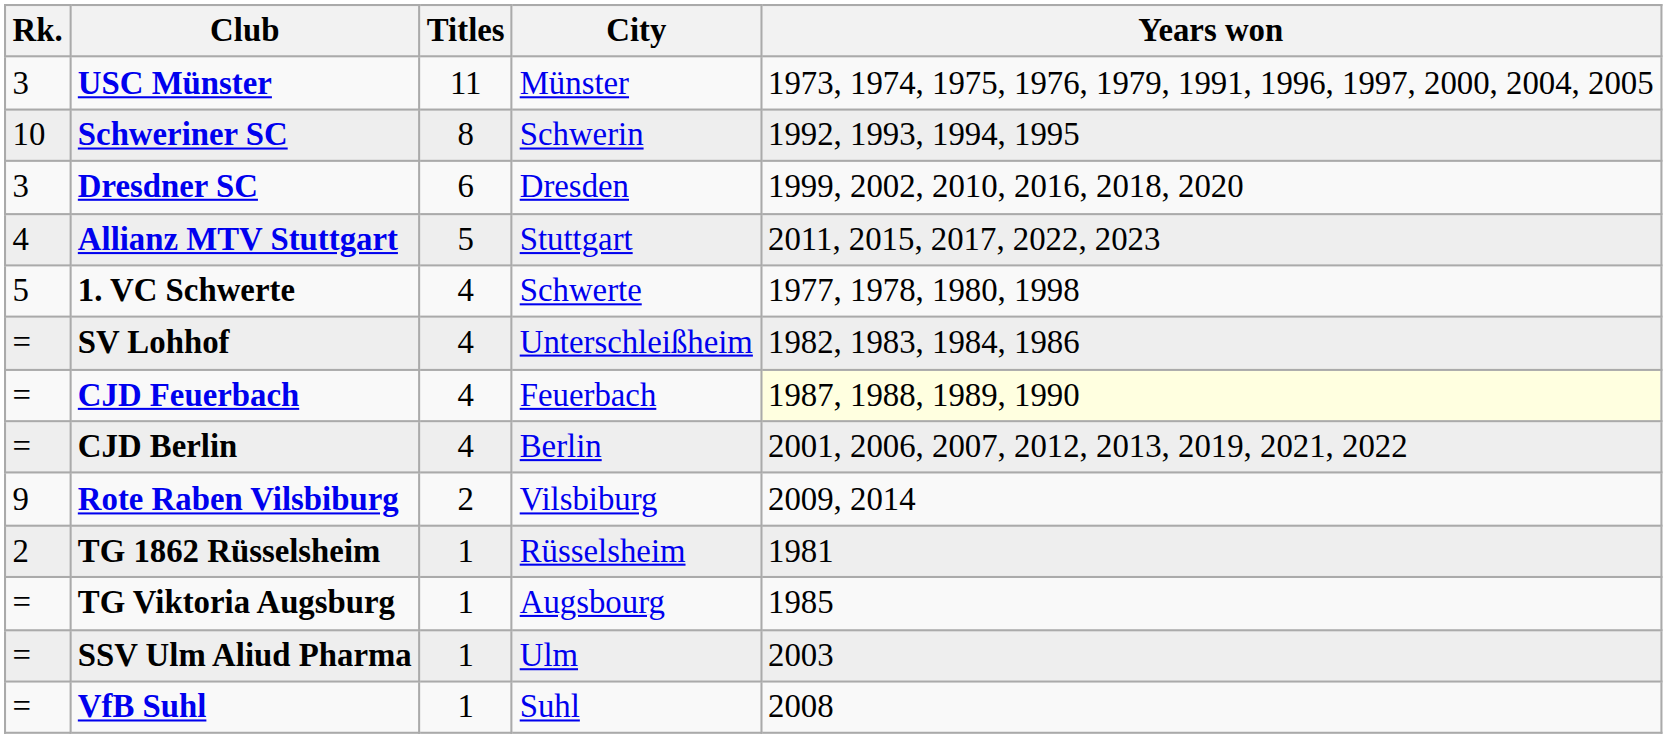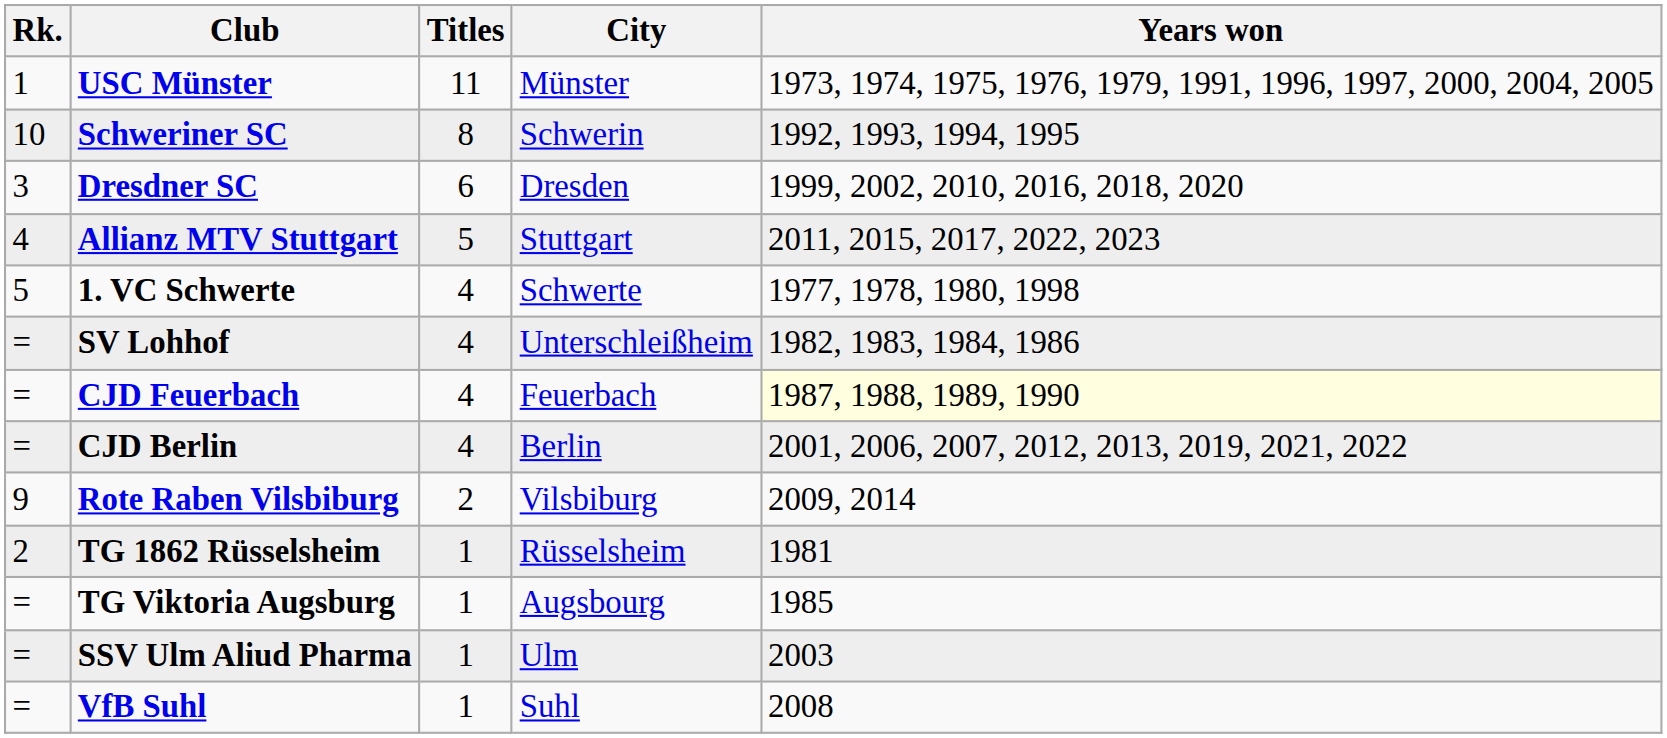(21, 82) 3 -> (21, 82) 1
